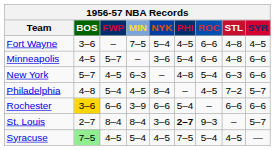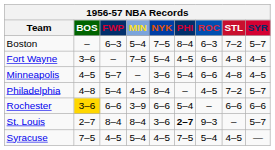+ row: (22, 44)
(258, 59) 6–6 -> (258, 75) 4–5
- row: (27, 75)
(87, 137) lightgreen background -> (87, 137) no background
